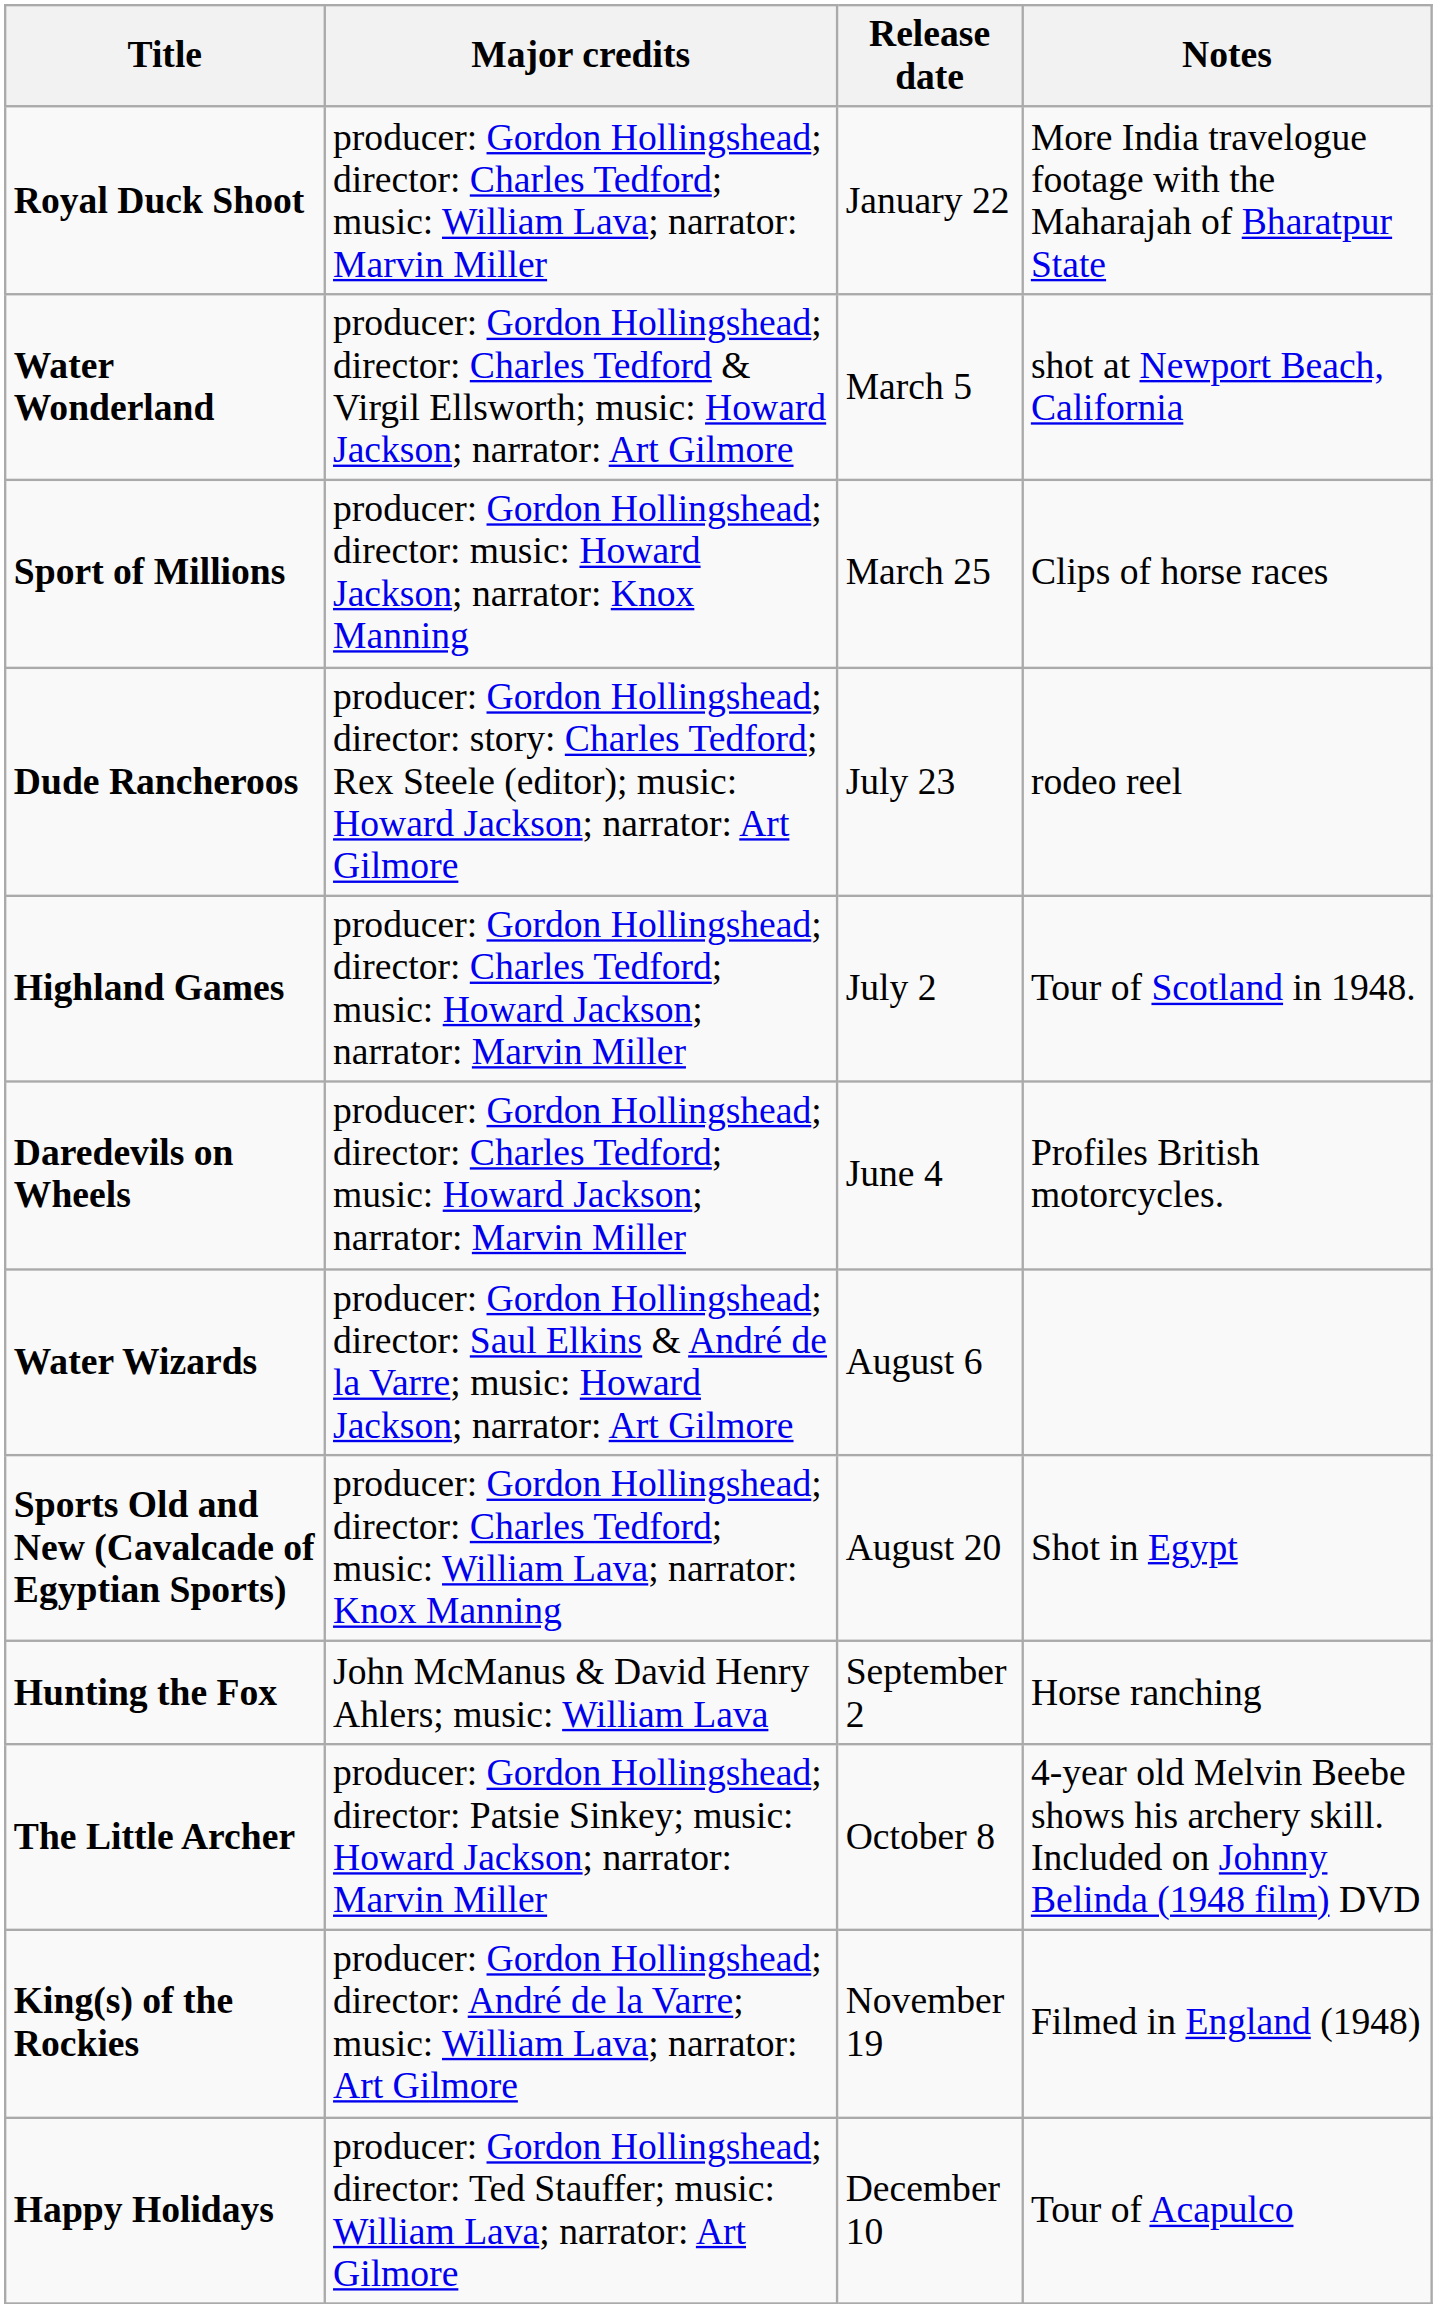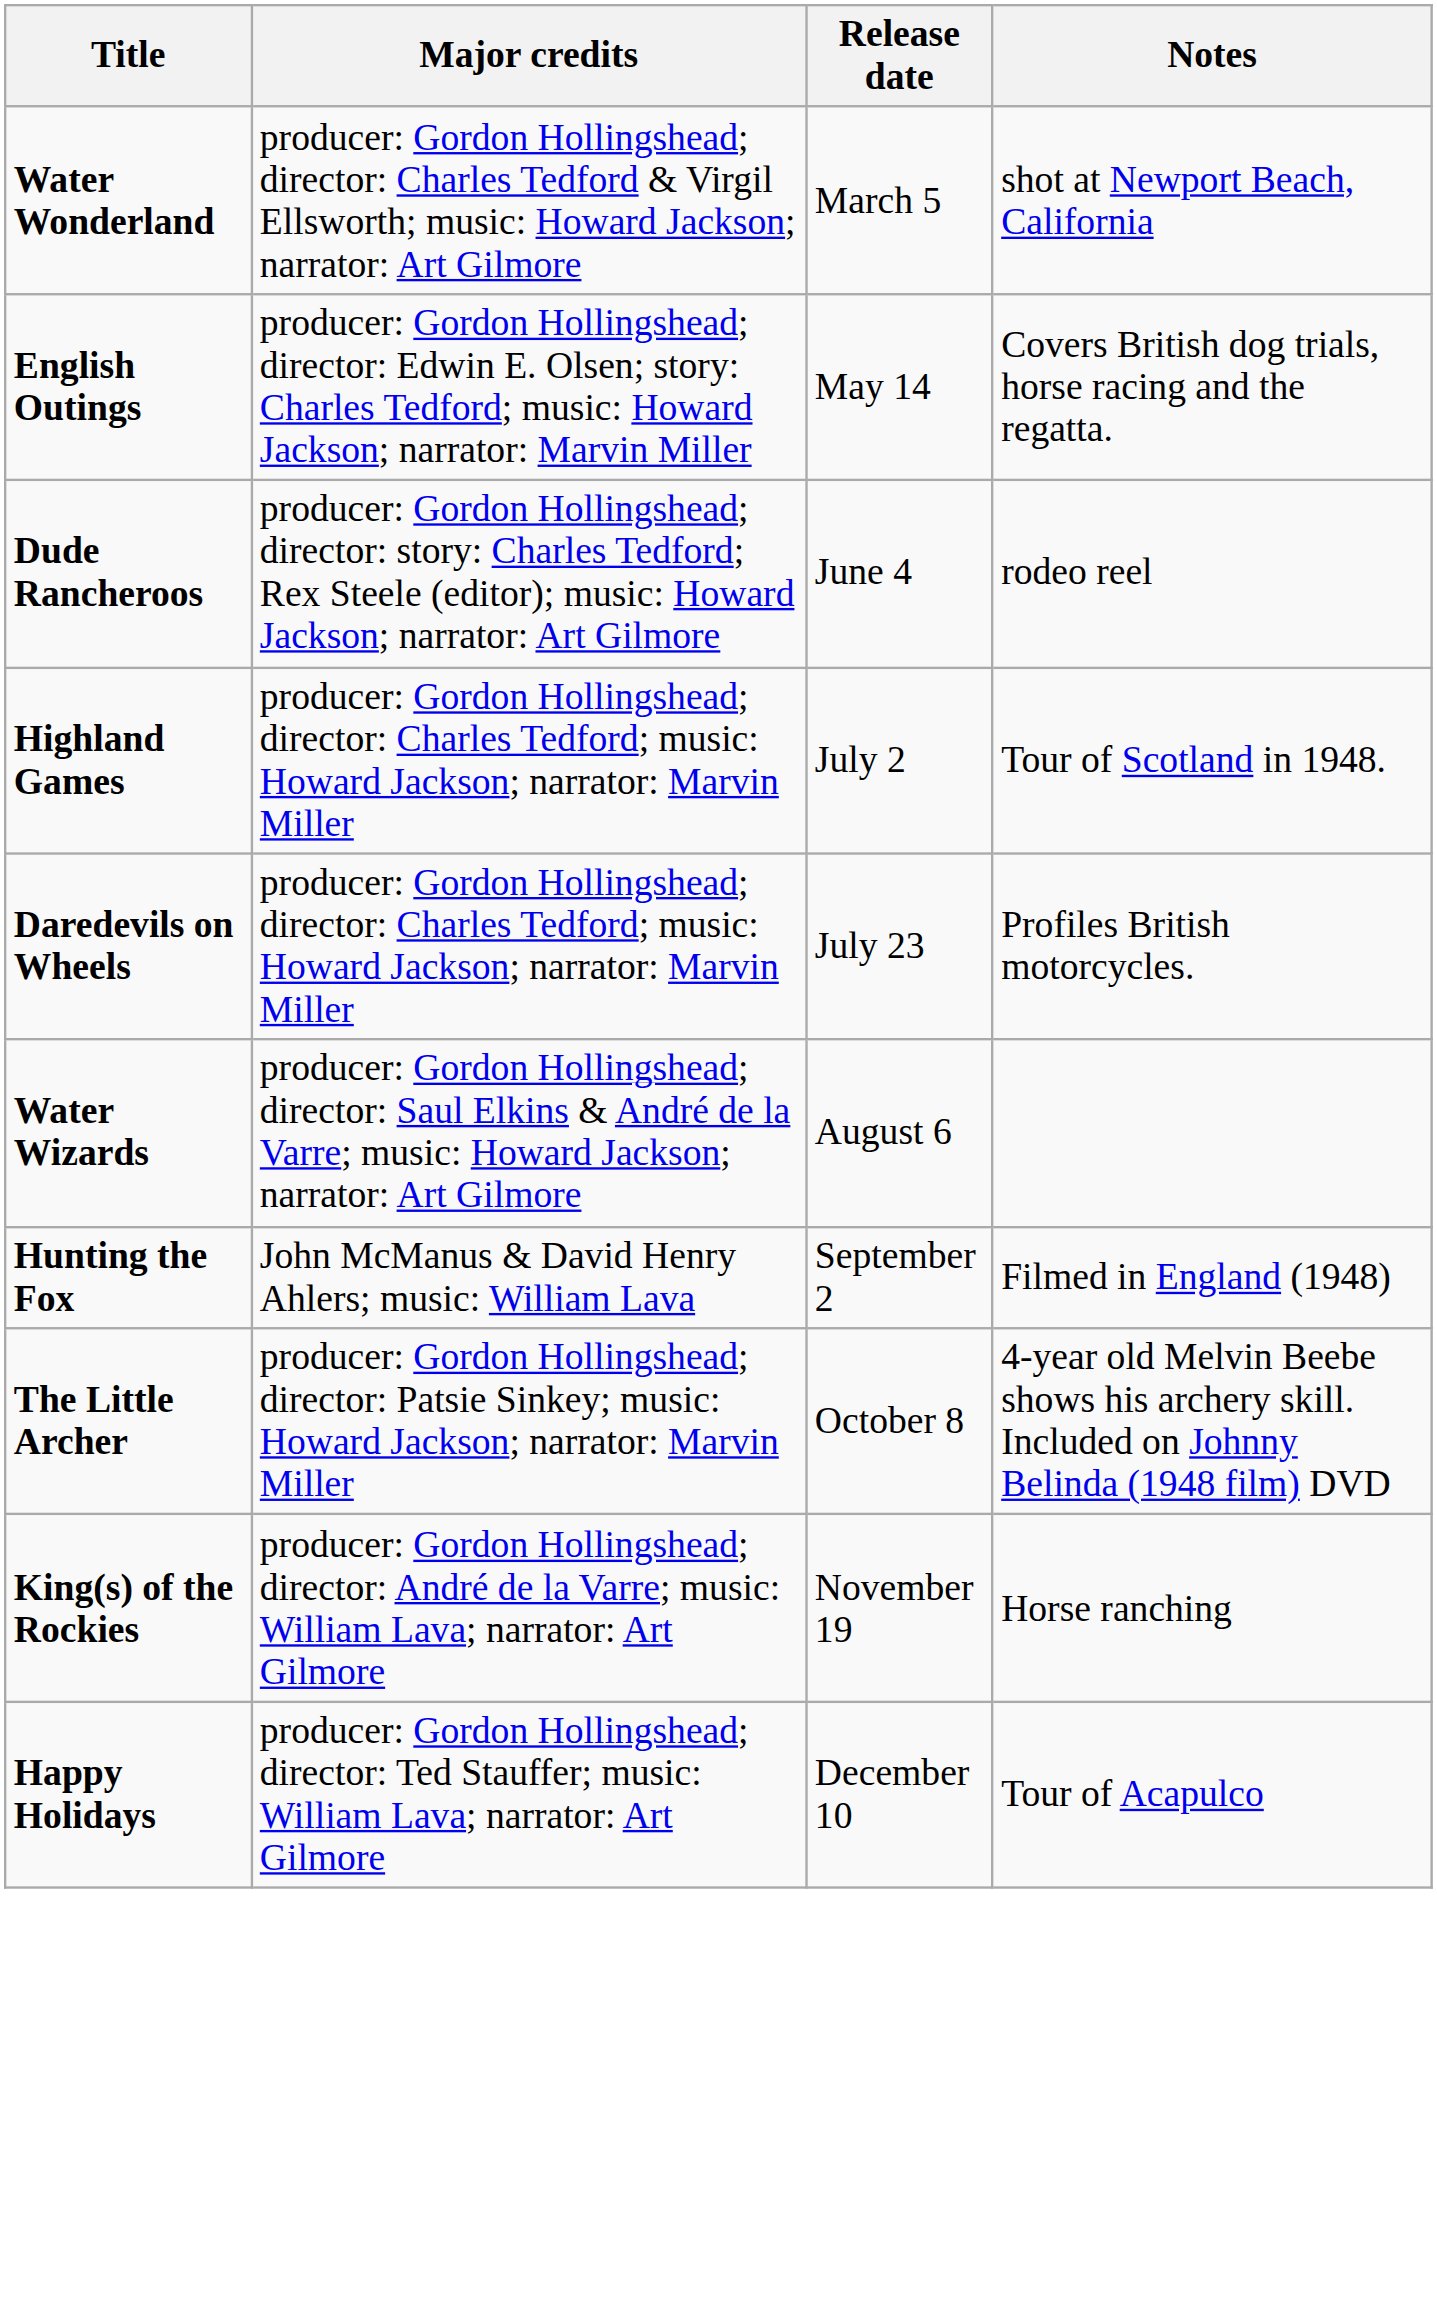- row: (159, 199)
- row: (150, 572)
+ row: (78, 386)
(900, 780) July 23 -> (863, 572) June 4
(894, 1174) June 4 -> (870, 945) July 23
- row: (164, 1547)
(1146, 1691) Horse ranching -> (1196, 1276) Filmed in England (1948)
(1226, 2022) Filmed in England (1948) -> (1117, 1607) Horse ranching
